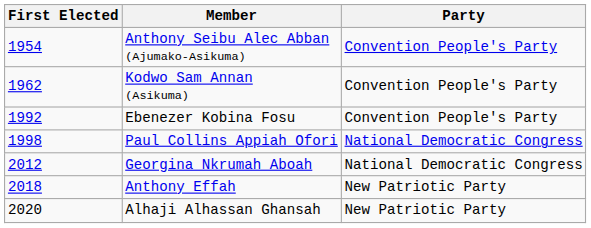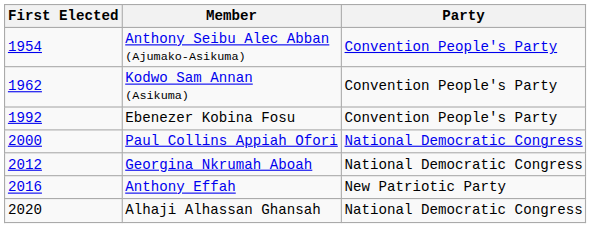(25, 141) 1998 -> (25, 141) 2000
(25, 187) 2018 -> (25, 187) 2016
(425, 210) New Patriotic Party -> (464, 210) National Democratic Congress
